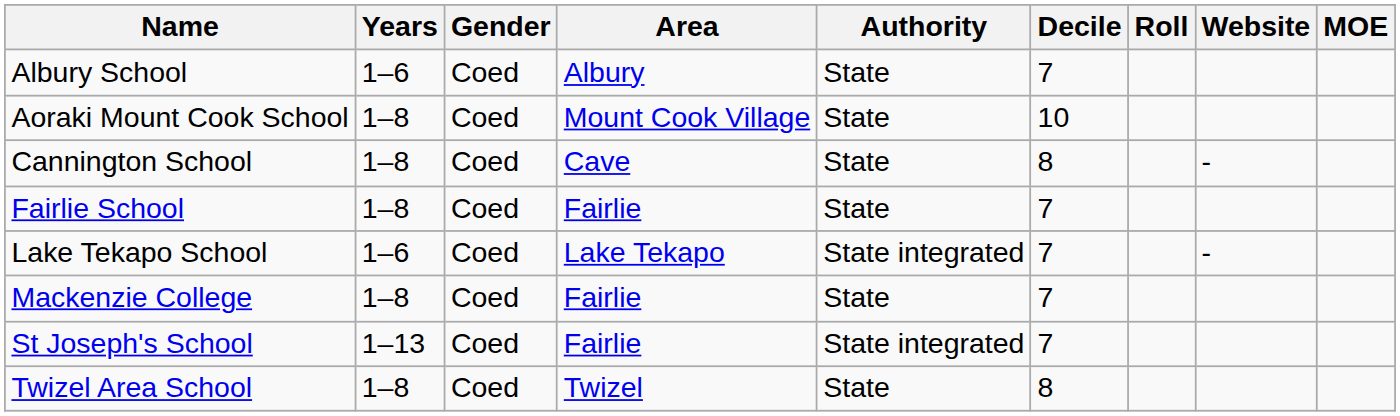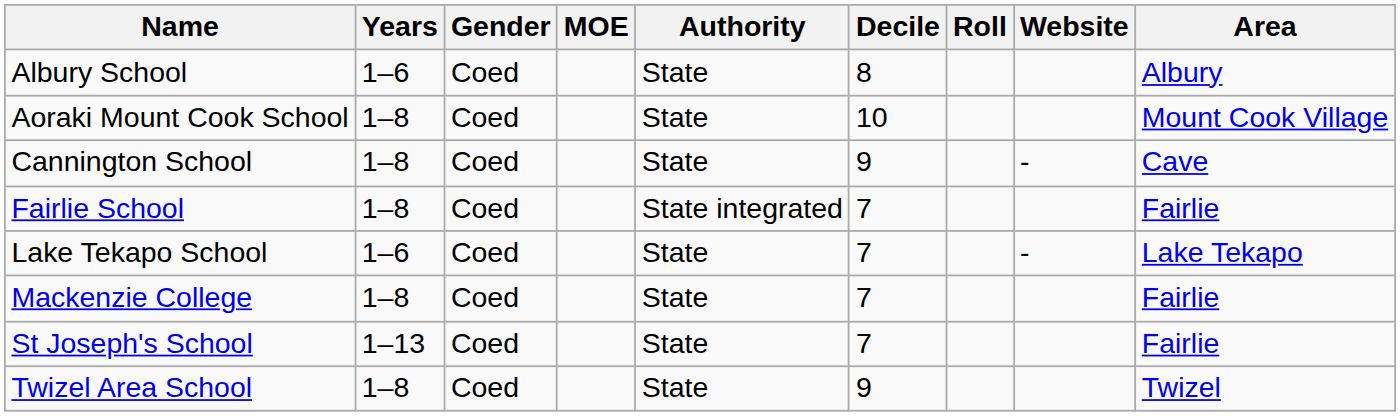columns swapped: (687, 27) <-> (1356, 27)
(1045, 72) 7 -> (864, 72) 8
(1045, 162) 8 -> (864, 162) 9
(857, 207) State -> (742, 207) State integrated
(924, 252) State integrated -> (675, 252) State
(924, 343) State integrated -> (675, 343) State
(1045, 388) 8 -> (864, 388) 9
